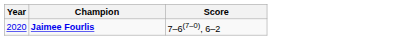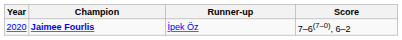+ column: (230, 12)
